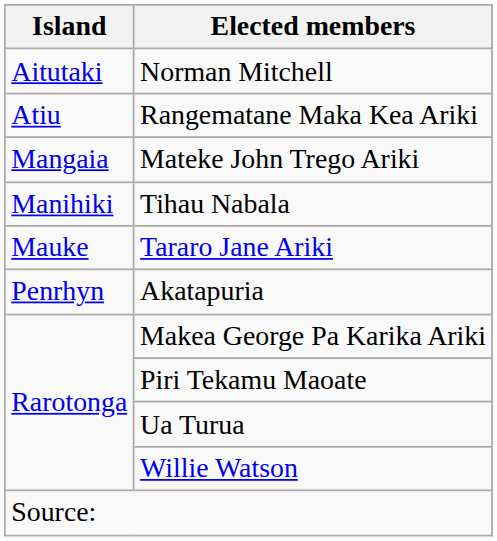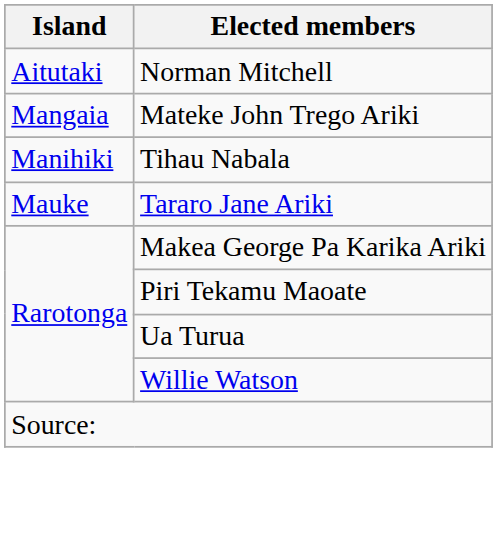- row: (309, 114)
- row: (202, 291)
